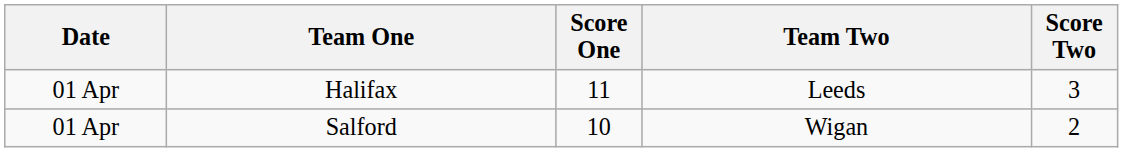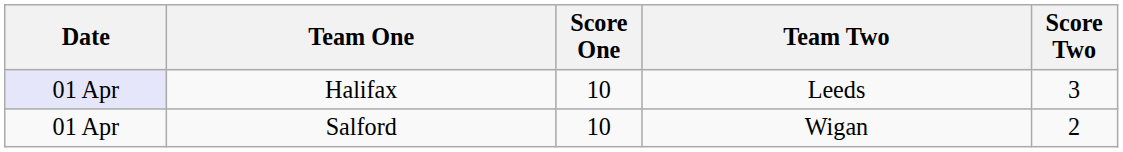(86, 89) no background -> (86, 89) lavender background
(599, 89) 11 -> (599, 89) 10
